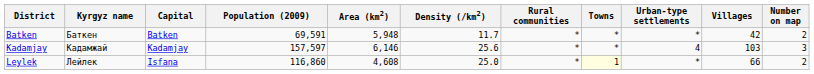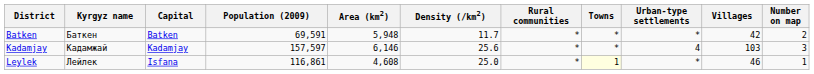(308, 62) 116,860 -> (308, 62) 116,861
(755, 62) 66 -> (755, 62) 46
(804, 62) 2 -> (804, 62) 1
